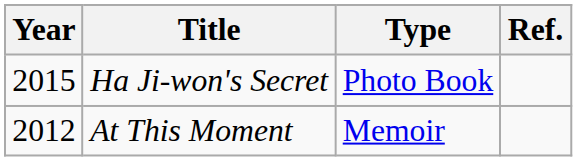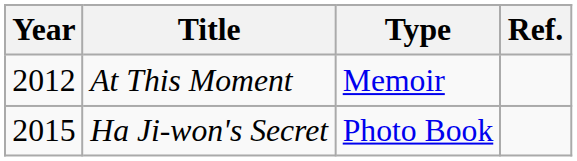rows swapped: (191, 130) <-> (209, 79)
